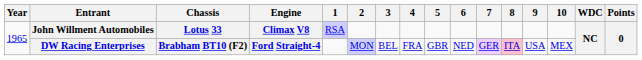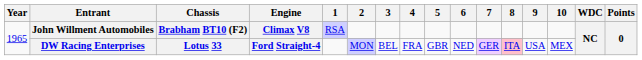(203, 30) Lotus 33 -> (203, 30) Brabham BT10 (F2)
(203, 47) Brabham BT10 (F2) -> (203, 47) Lotus 33
